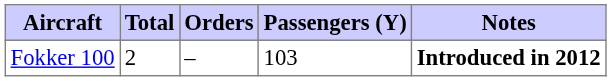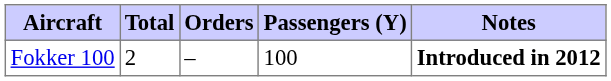(281, 57) 103 -> (281, 57) 100
